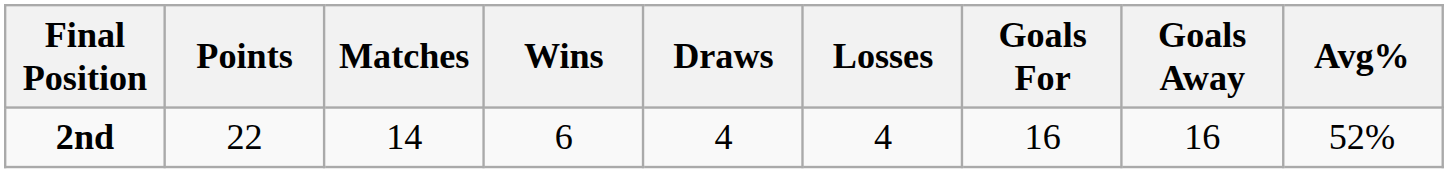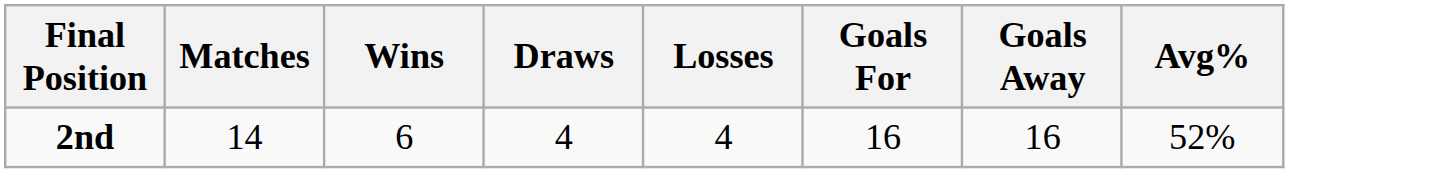- column: (245, 55)
